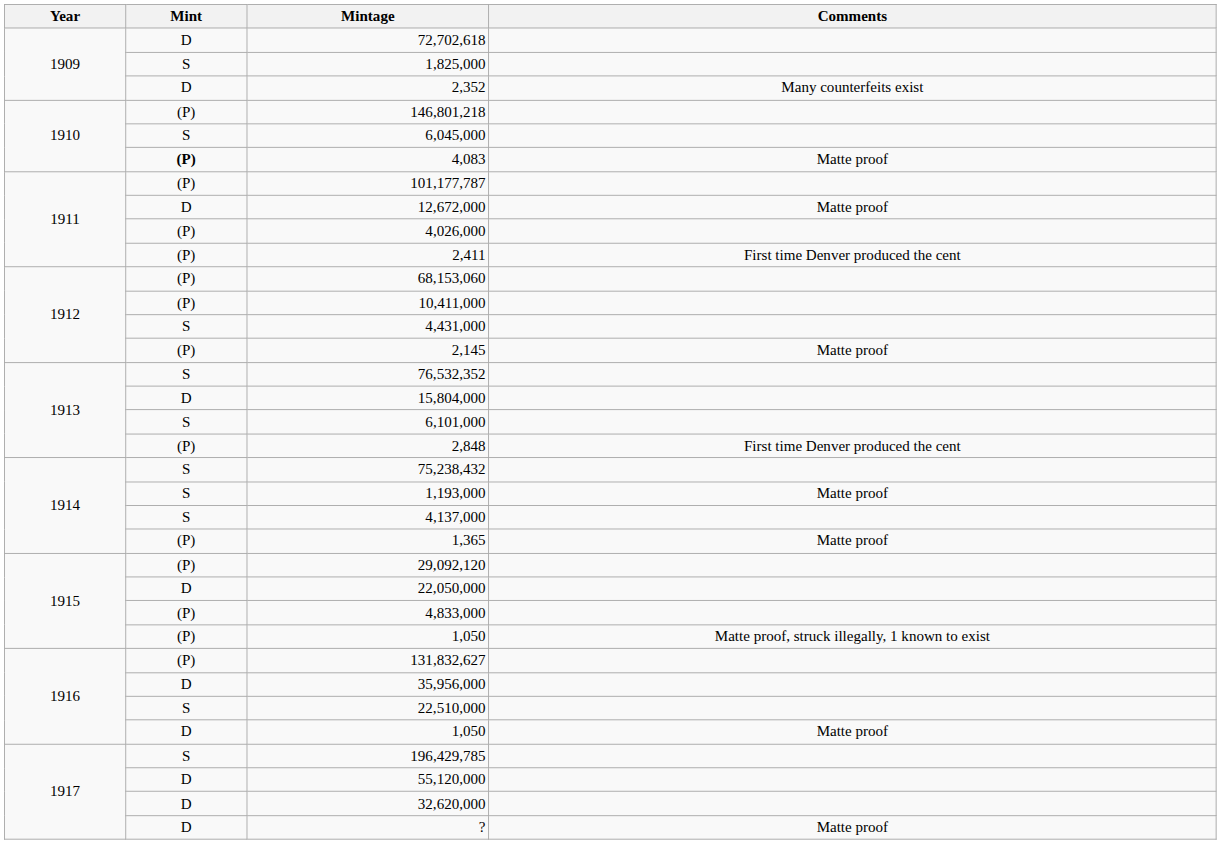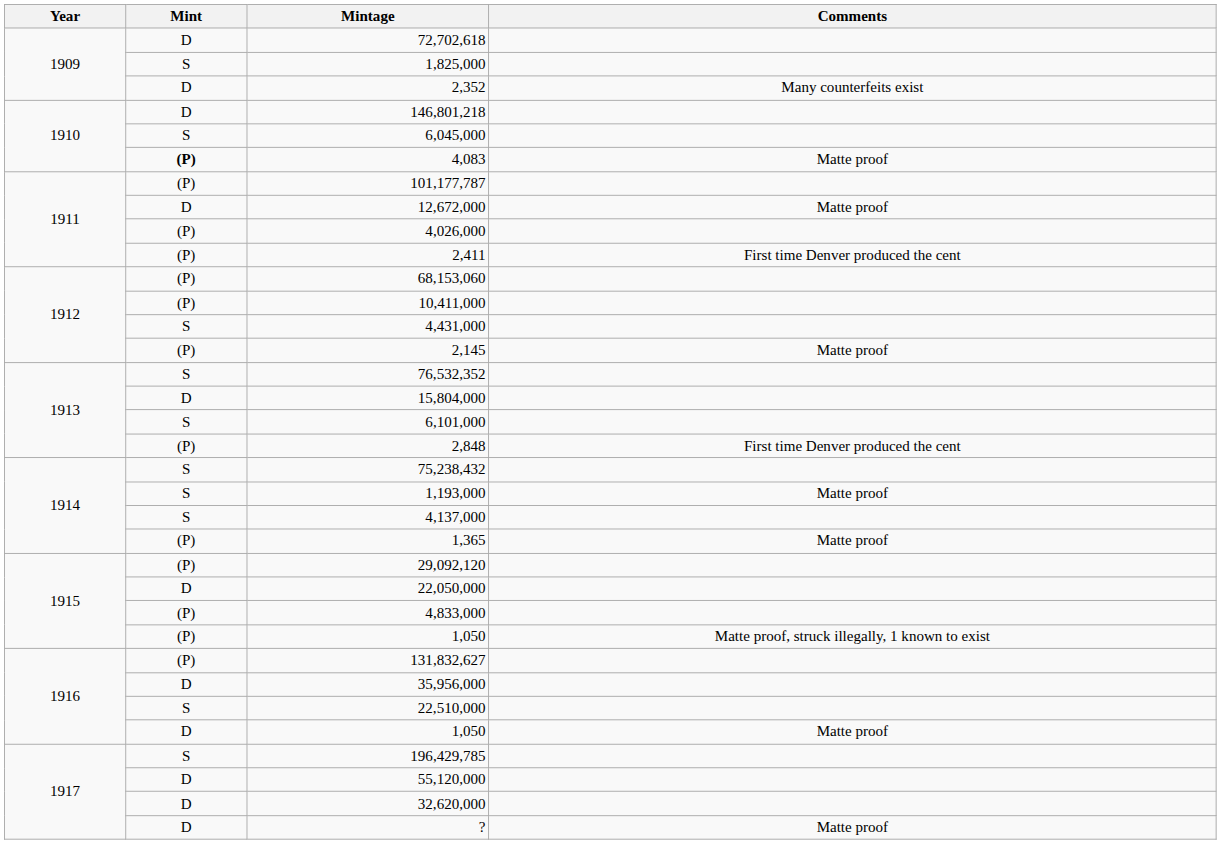(186, 111) (P) -> (186, 111) D
